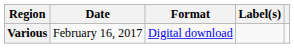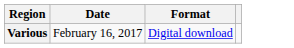- column: (260, 14)
